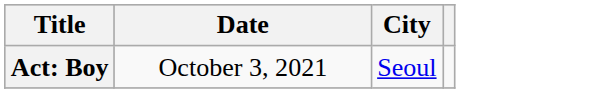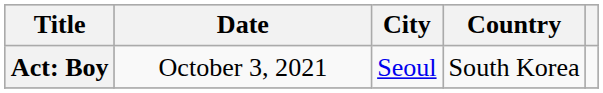+ column: (514, 25)
